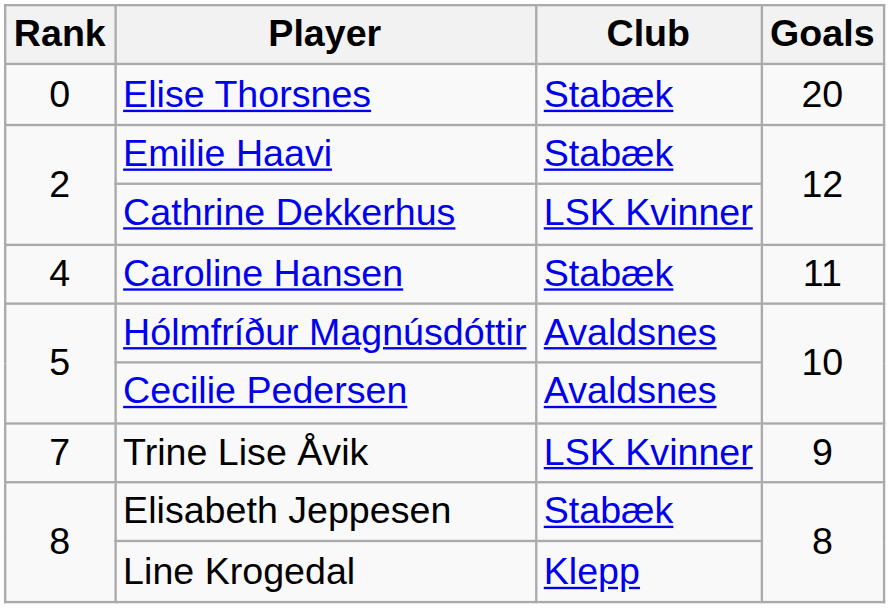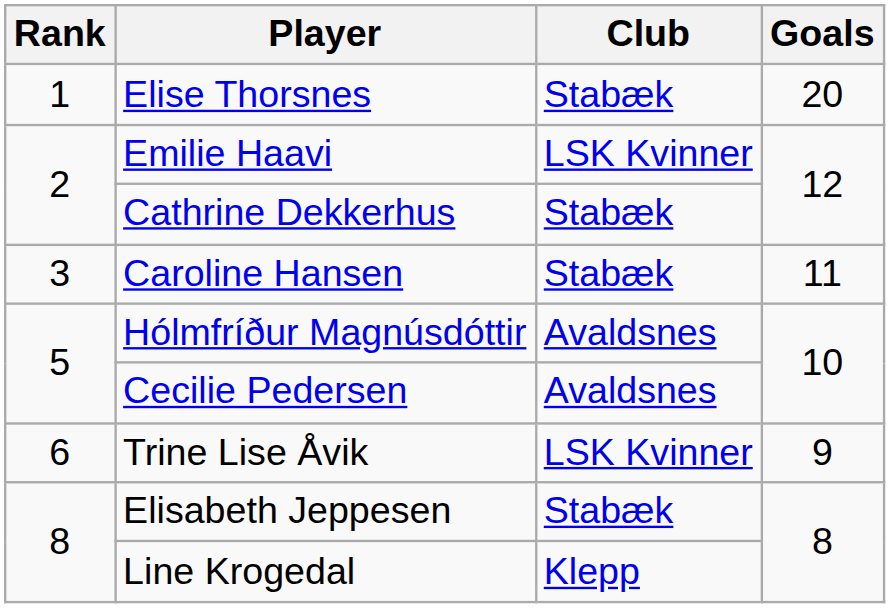(60, 93) 0 -> (60, 93) 1
(609, 153) Stabæk -> (648, 153) LSK Kvinner
(648, 213) LSK Kvinner -> (609, 213) Stabæk
(60, 272) 4 -> (60, 272) 3
(60, 451) 7 -> (60, 451) 6
